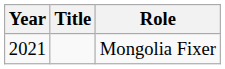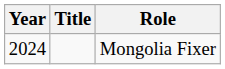(27, 48) 2021 -> (27, 48) 2024
